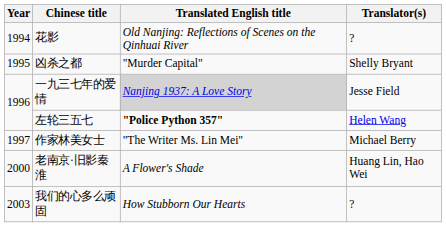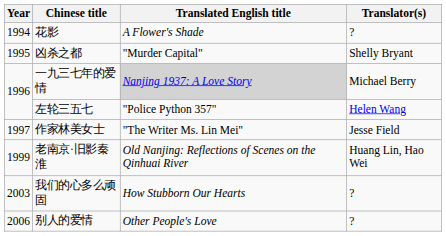(219, 38) Old Nanjing: Reflections of Scenes on the Qinhuai River -> (163, 32) A Flower's Shade
(374, 92) Jesse Field -> (383, 81) Michael Berry
(173, 120) bold -> (170, 109) normal
(383, 140) Michael Berry -> (374, 129) Jesse Field
(19, 168) 2000 -> (19, 157) 1999
(163, 168) A Flower's Shade -> (219, 157) Old Nanjing: Reflections of Scenes on the Qinhuai River
+ row: (64, 220)
